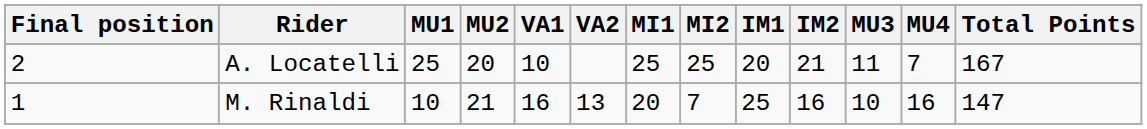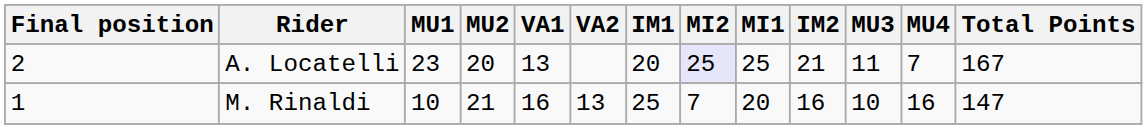columns swapped: (653, 25) <-> (763, 25)
(426, 64) 25 -> (426, 64) 23
(536, 64) 10 -> (536, 64) 13
(701, 64) no background -> (701, 64) lavender background
